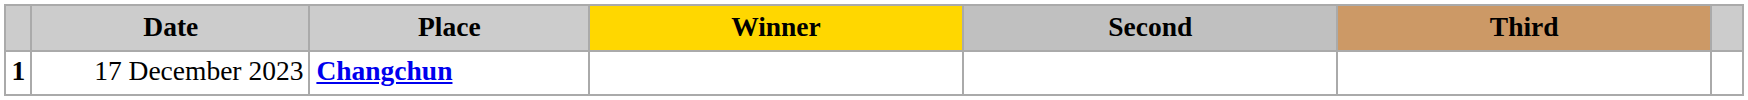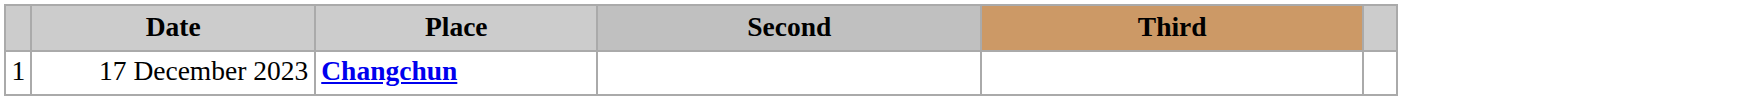- column: (776, 26)
(18, 71) bold -> (18, 71) normal
